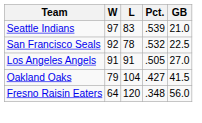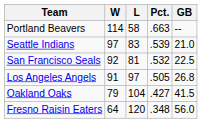+ row: (46, 28)
(129, 45) 78 -> (134, 61) 81
(129, 61) 91 -> (134, 77) 97
(180, 61) 27.0 -> (184, 77) 26.8
